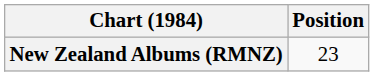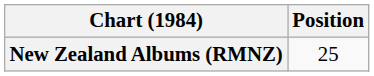(328, 53) 23 -> (328, 53) 25
